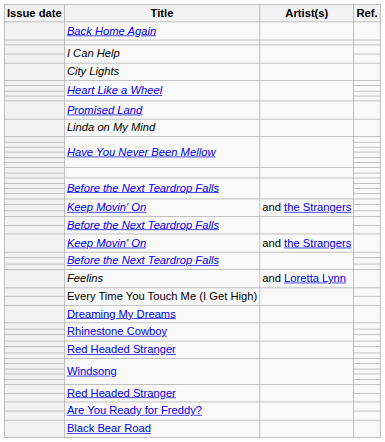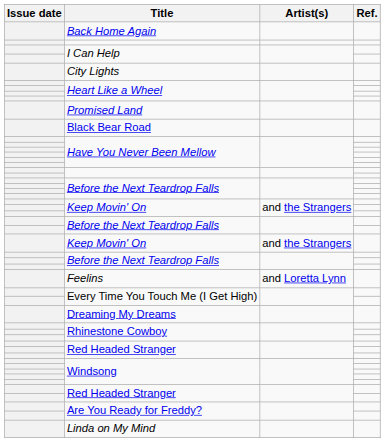rows swapped: (111, 128) <-> (109, 428)
